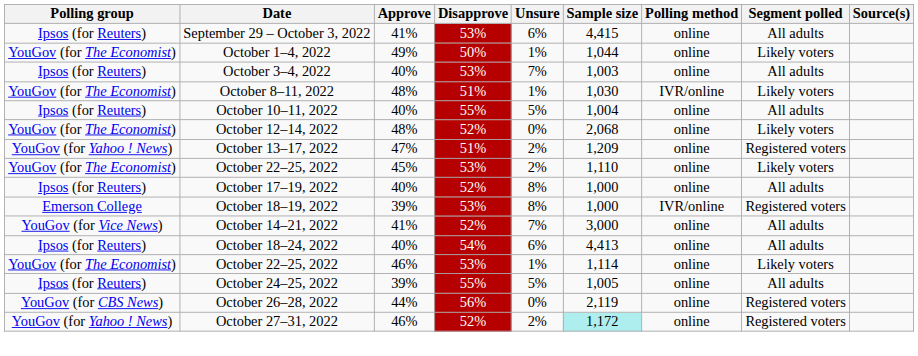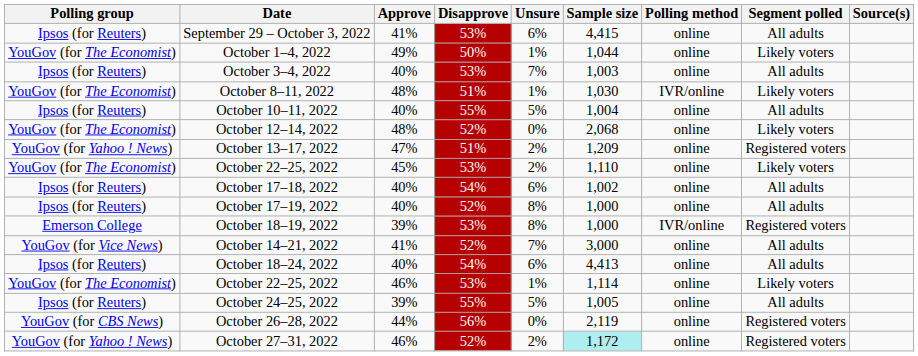+ row: (277, 187)
